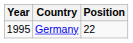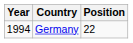(19, 29) 1995 -> (19, 29) 1994
